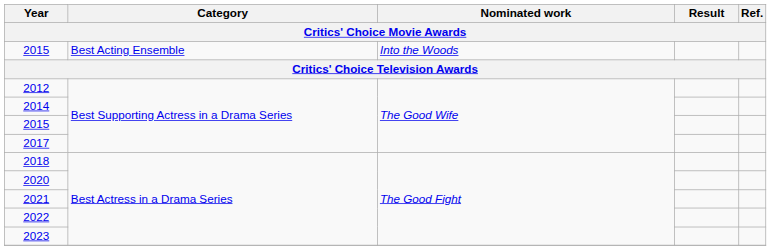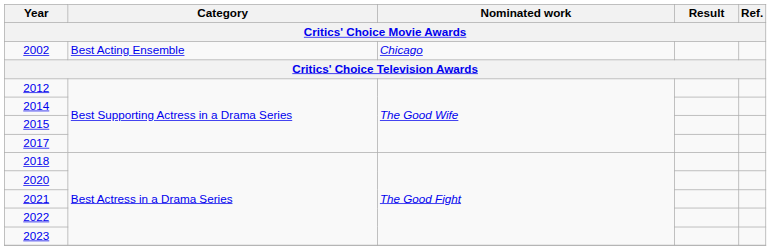+ row: (36, 50)
- row: (36, 50)
